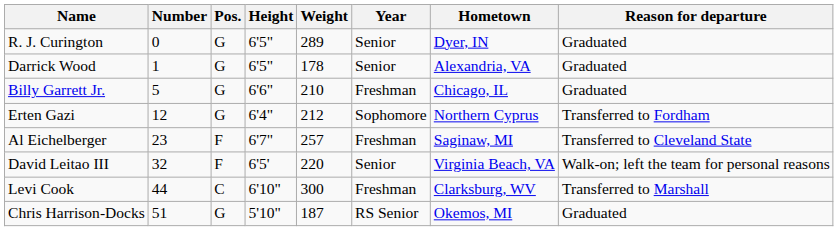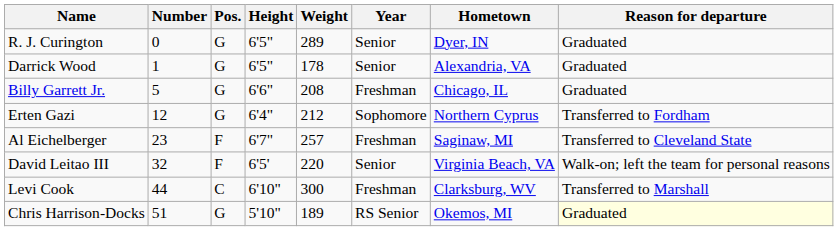(312, 90) 210 -> (312, 90) 208
(312, 213) 187 -> (312, 213) 189
(594, 213) no background -> (594, 213) lightyellow background
